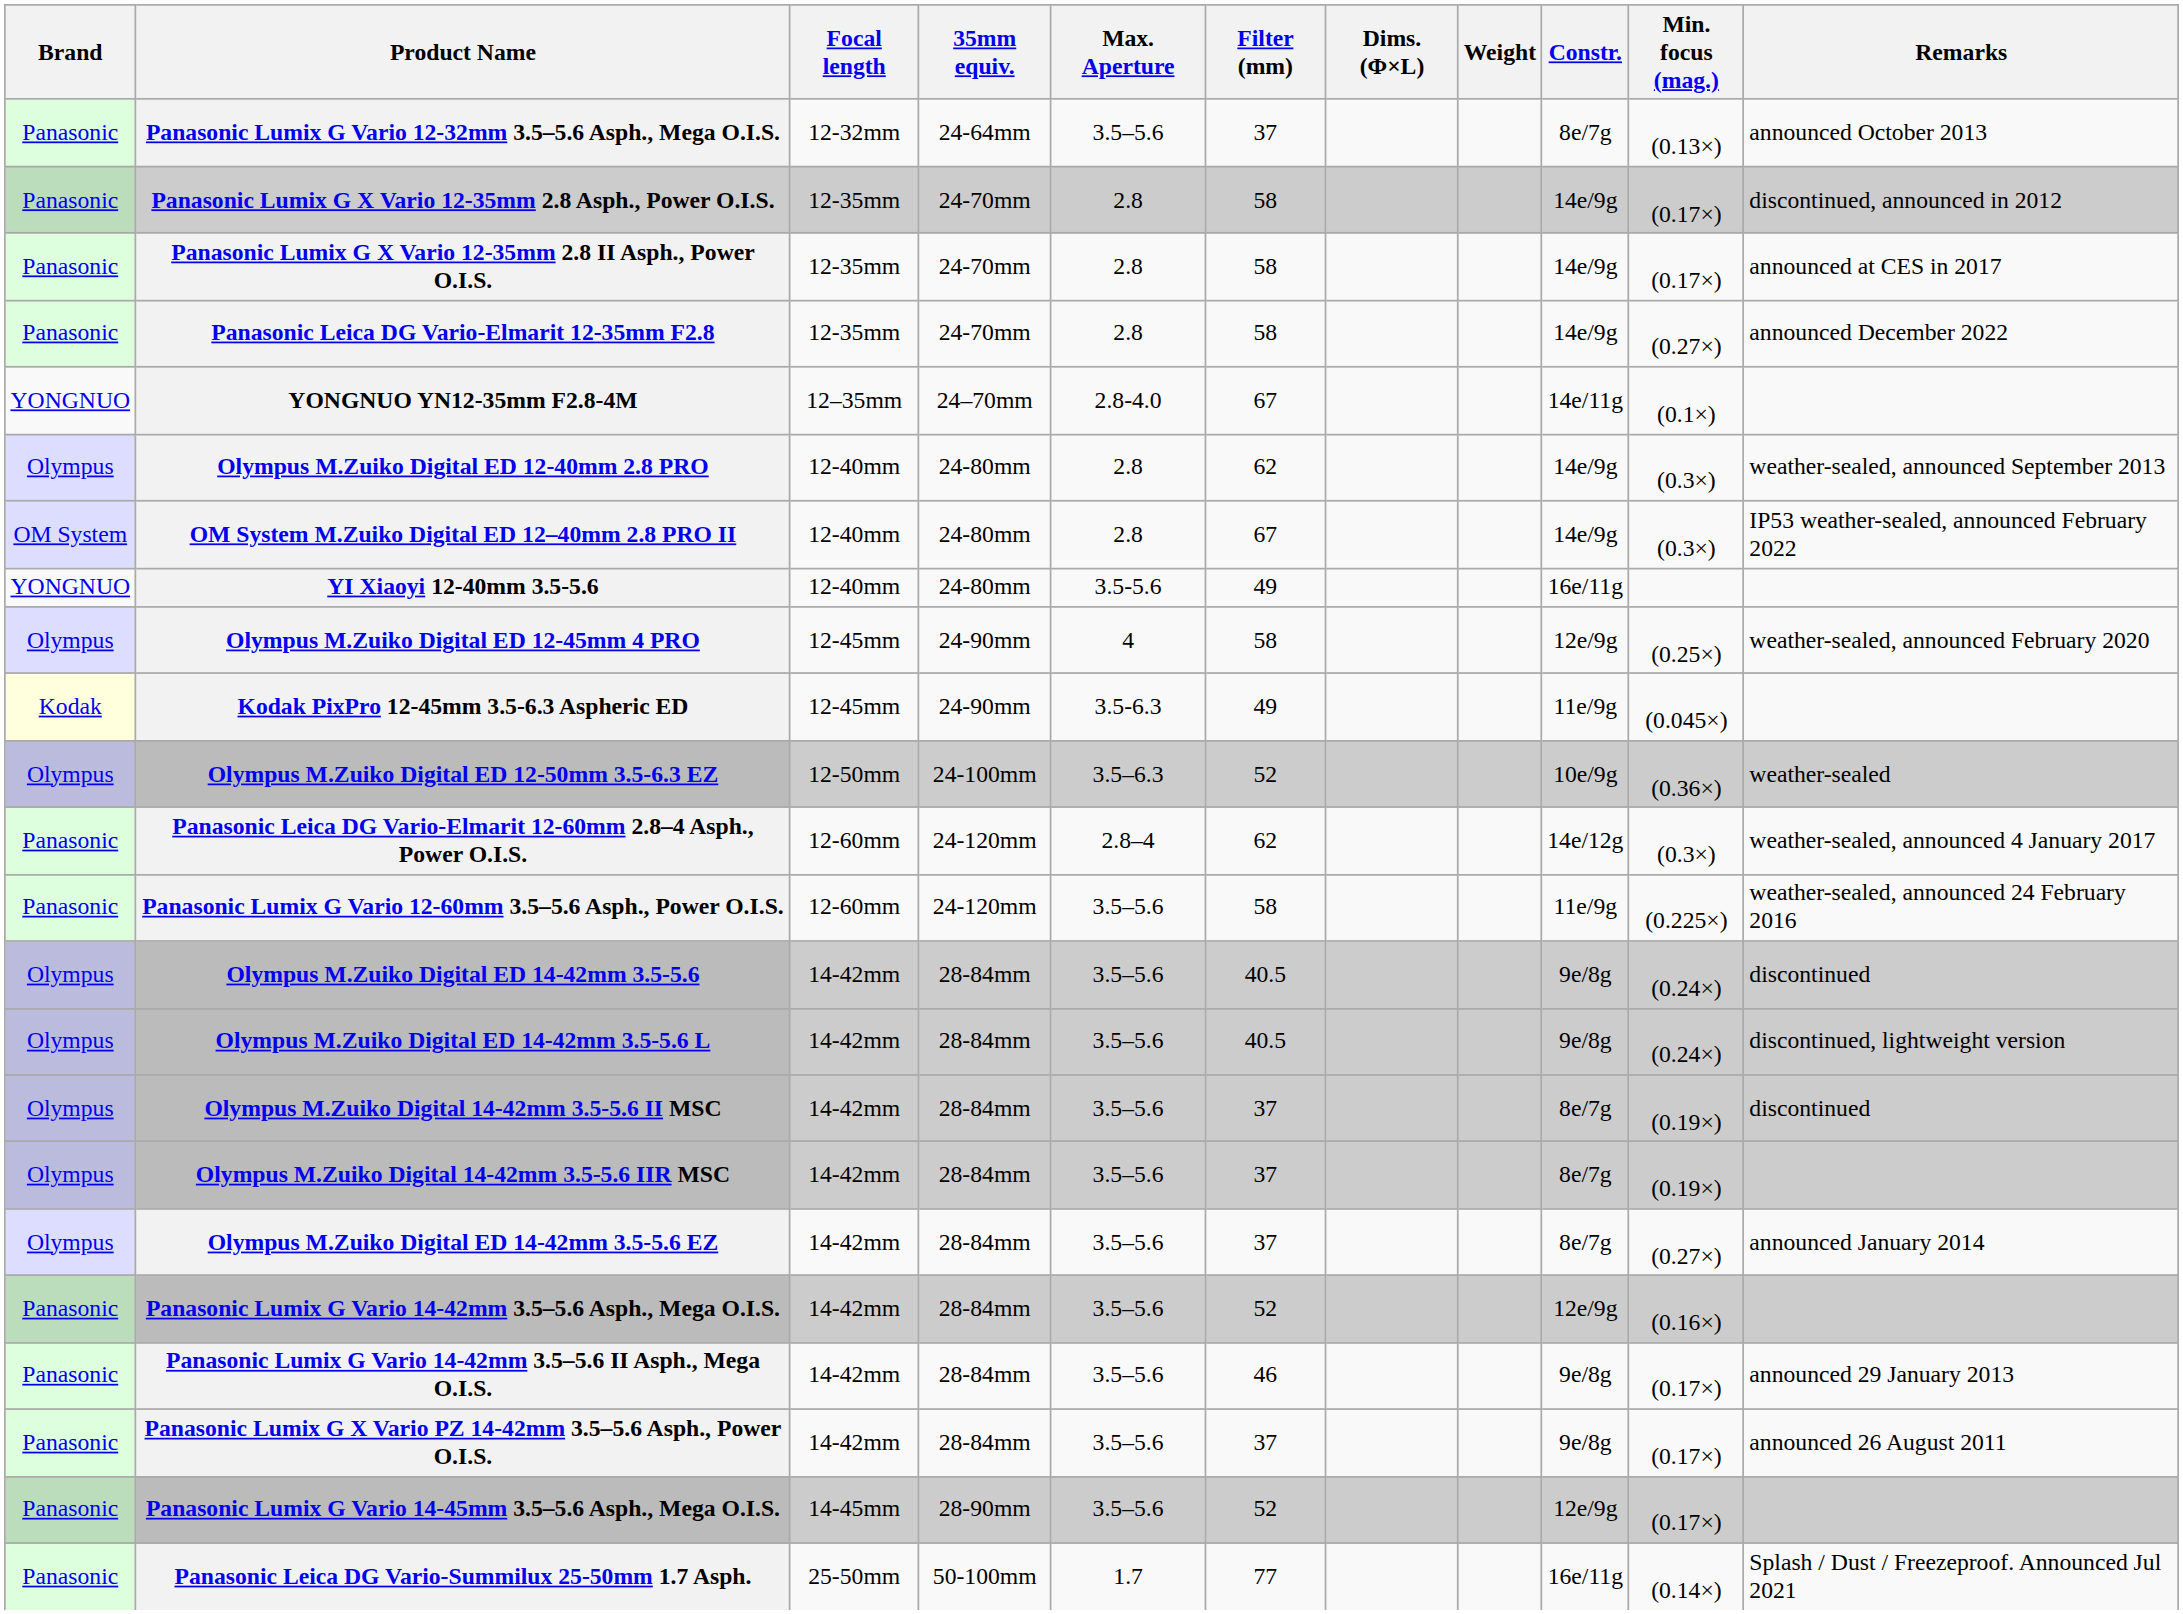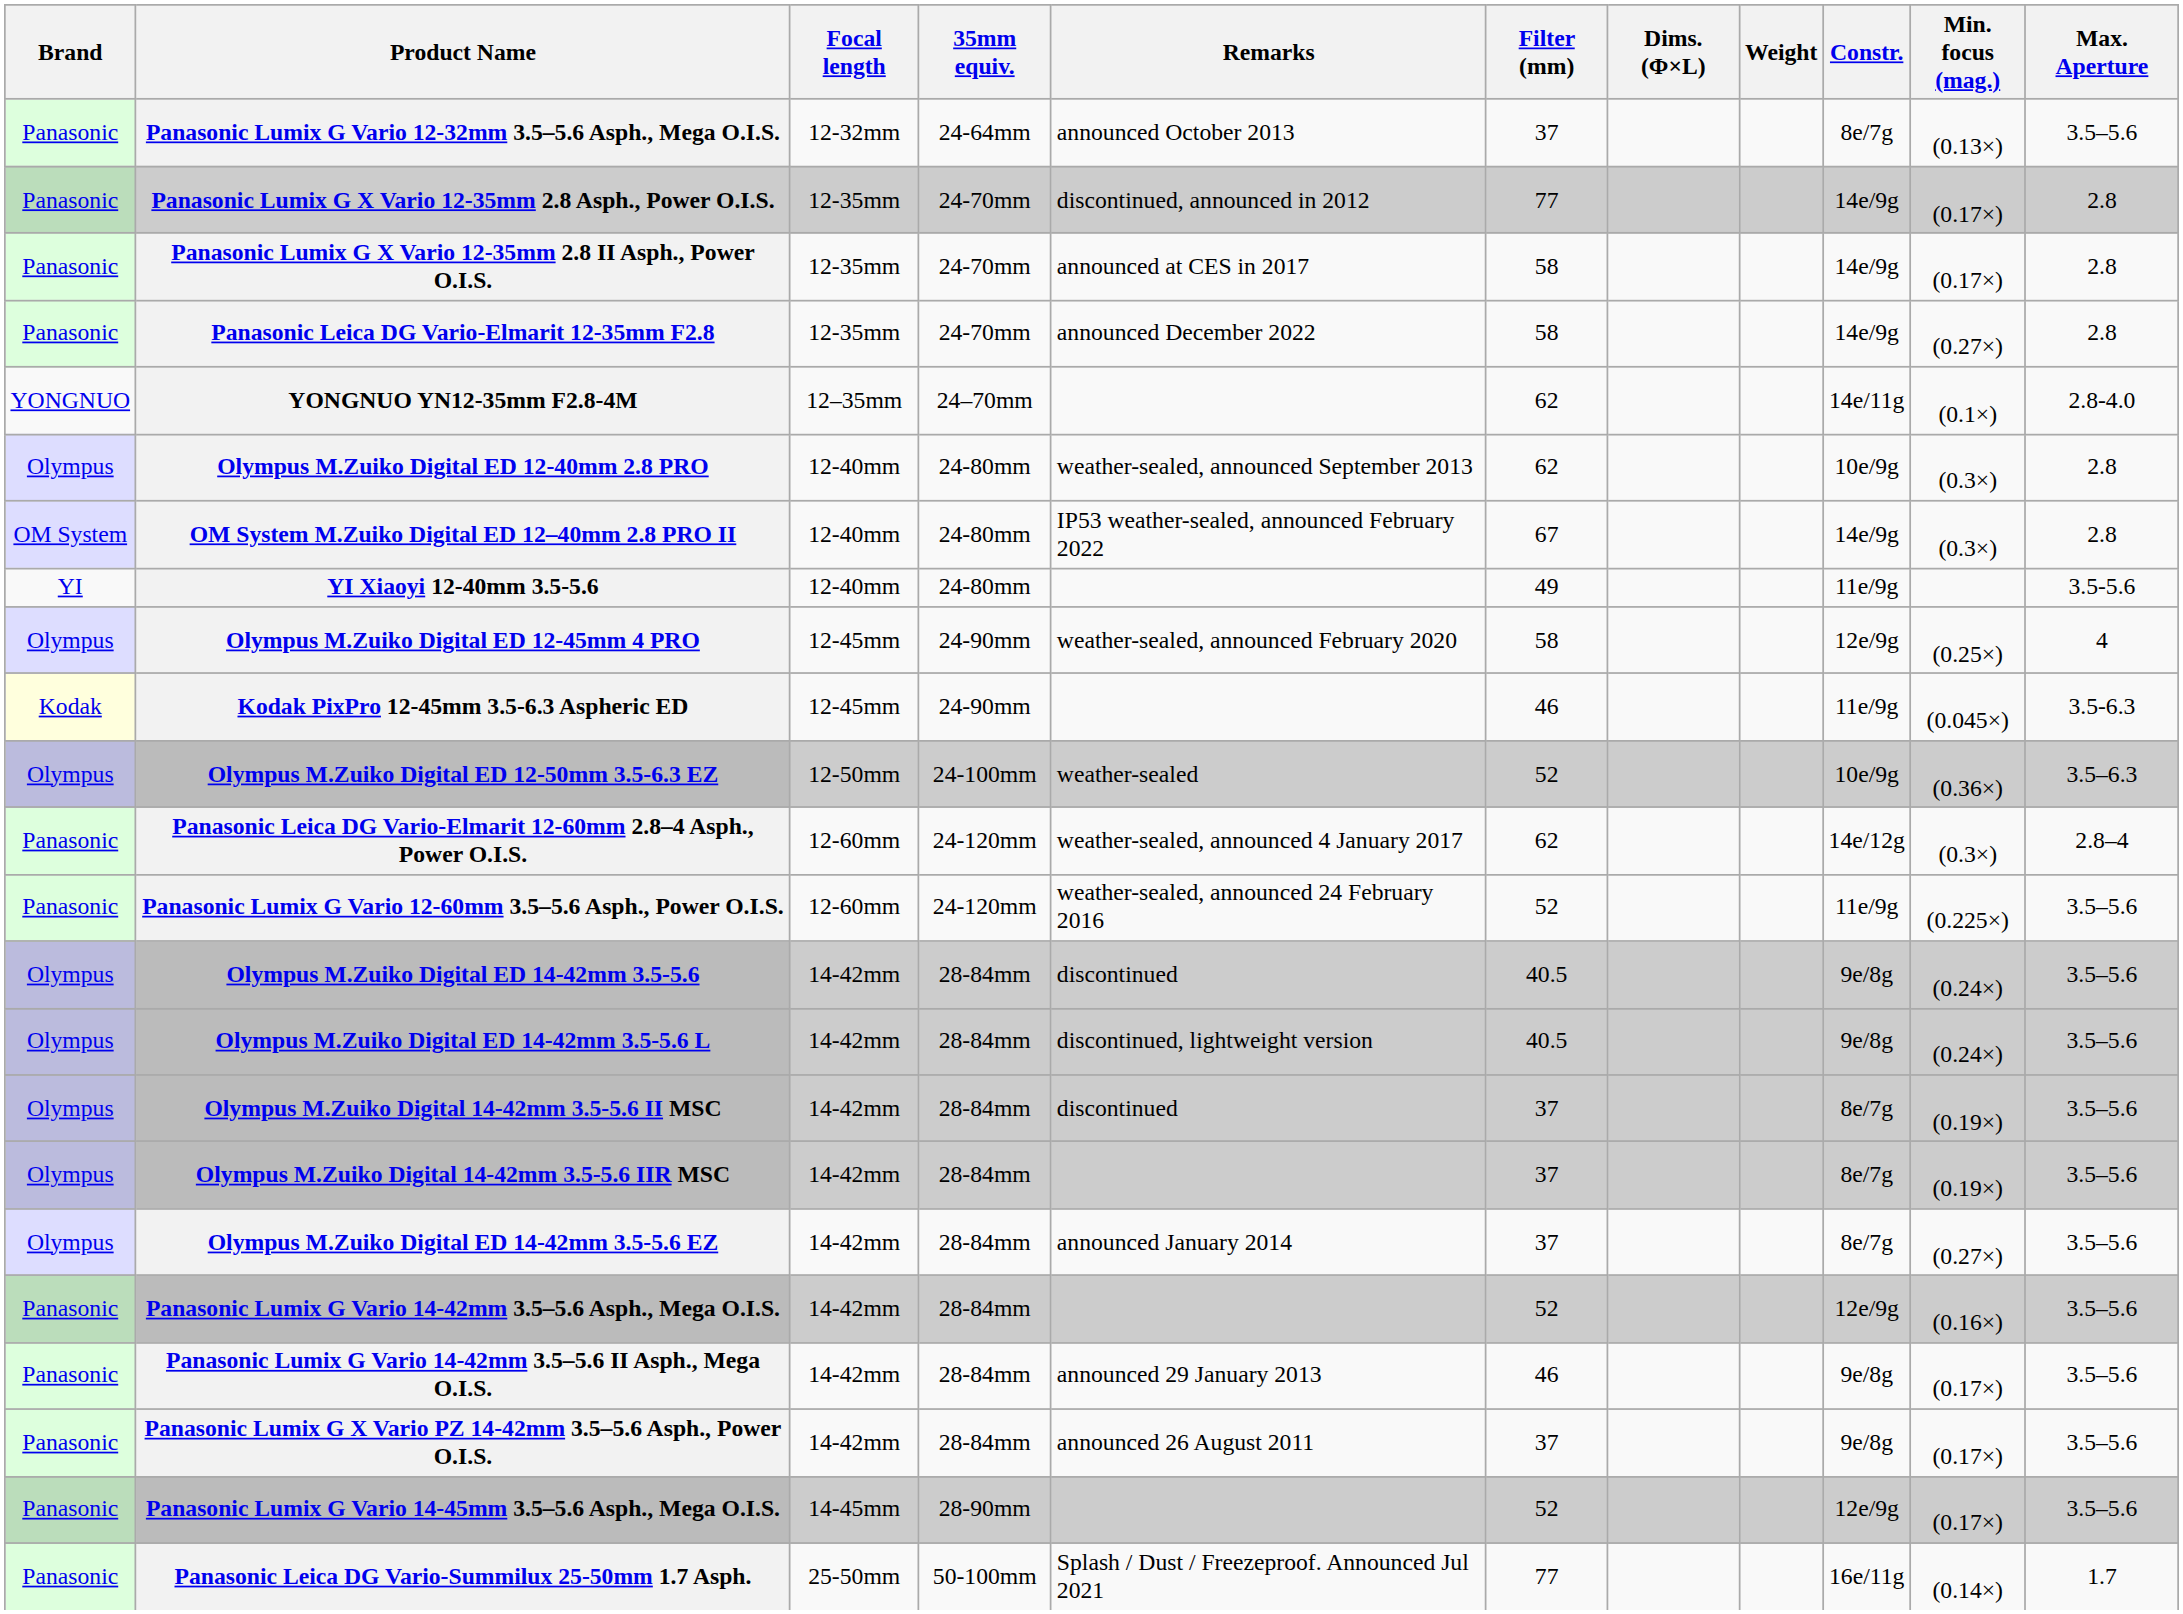columns swapped: (1128, 51) <-> (1961, 51)
(1265, 199) 58 -> (1547, 199) 77
(1265, 399) 67 -> (1547, 399) 62
(1585, 466) 14e/9g -> (1867, 466) 10e/9g
(70, 586) YONGNUO -> (70, 586) YI
(1585, 586) 16e/11g -> (1867, 586) 11e/9g
(1265, 706) 49 -> (1547, 706) 46
(1265, 906) 58 -> (1547, 906) 52
